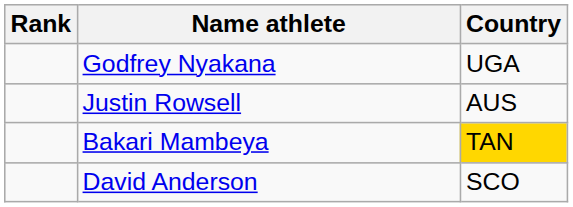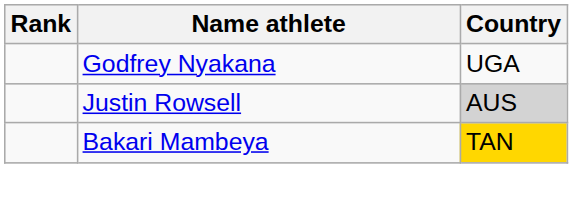(491, 102) no background -> (491, 102) lightgrey background
- row: (170, 181)
